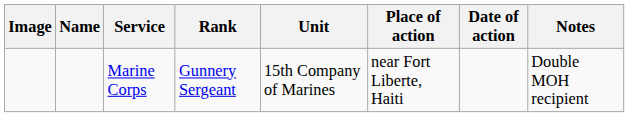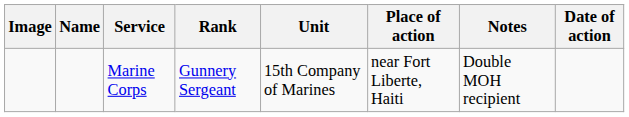columns swapped: (493, 26) <-> (576, 26)
